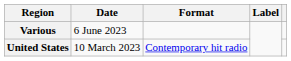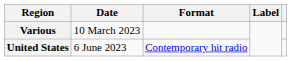(100, 30) 6 June 2023 -> (107, 30) 10 March 2023
(107, 47) 10 March 2023 -> (100, 47) 6 June 2023
